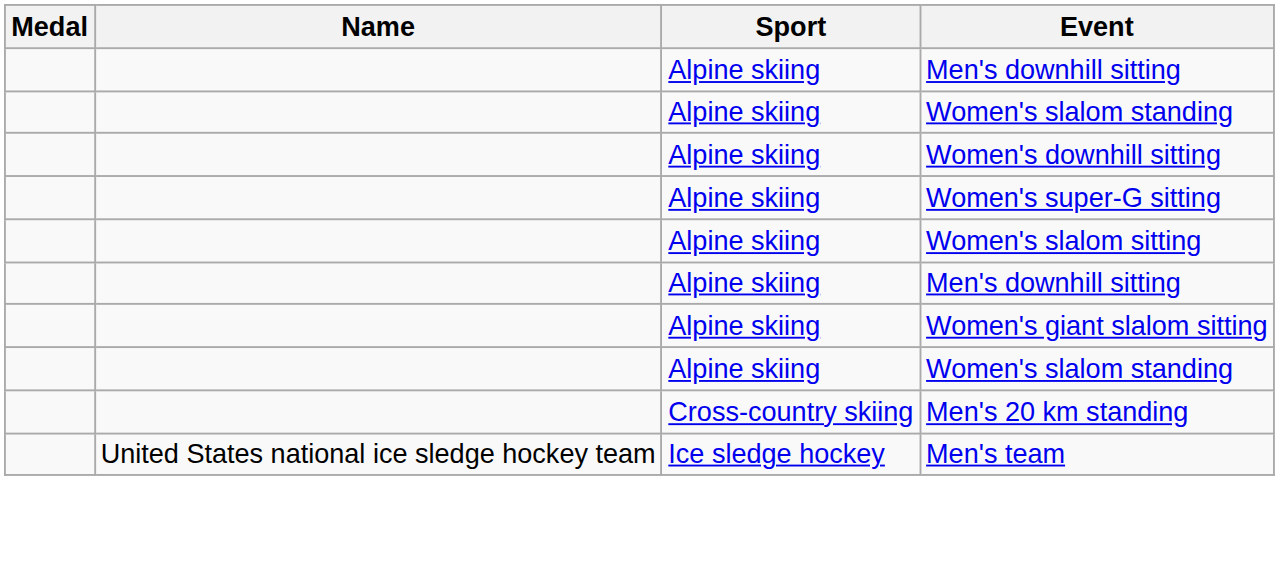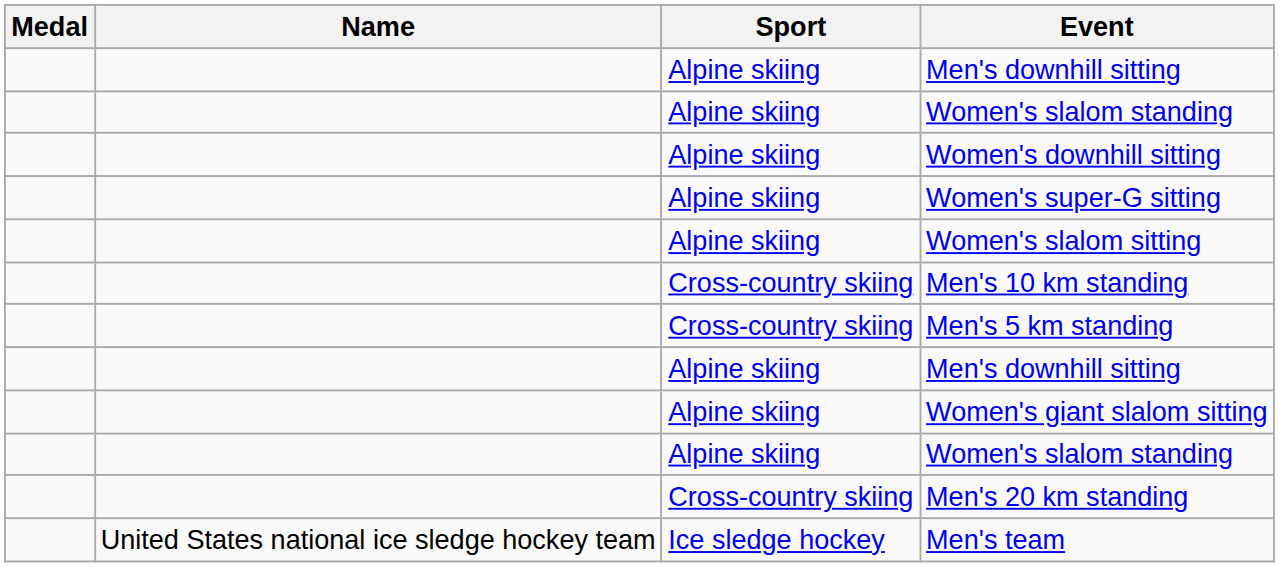+ row: (791, 283)
+ row: (791, 326)
